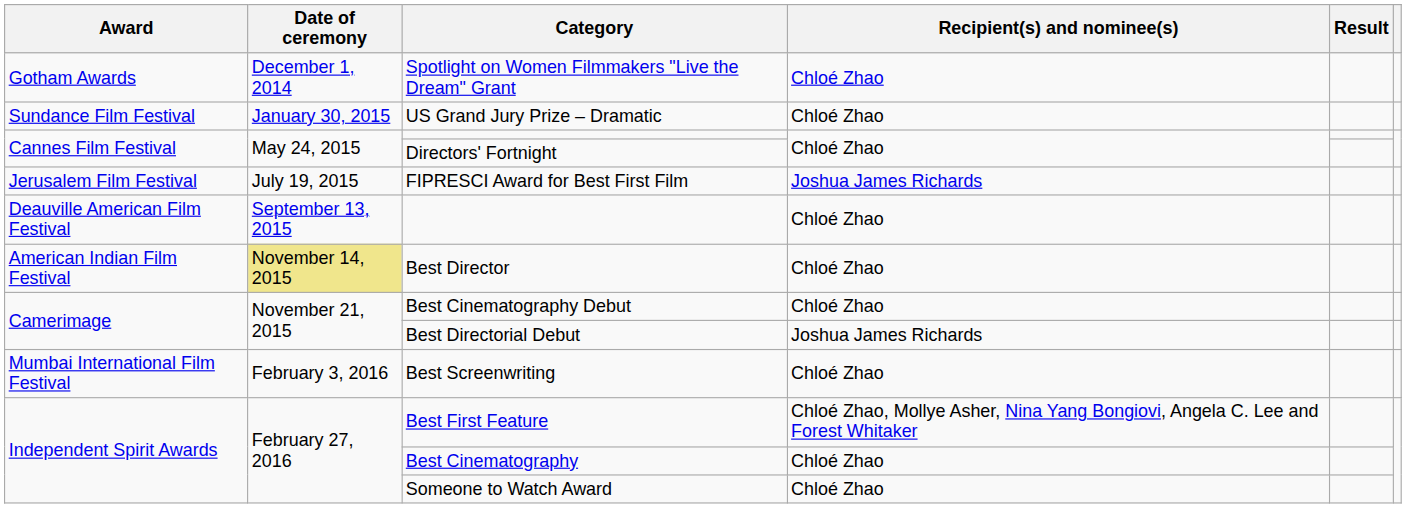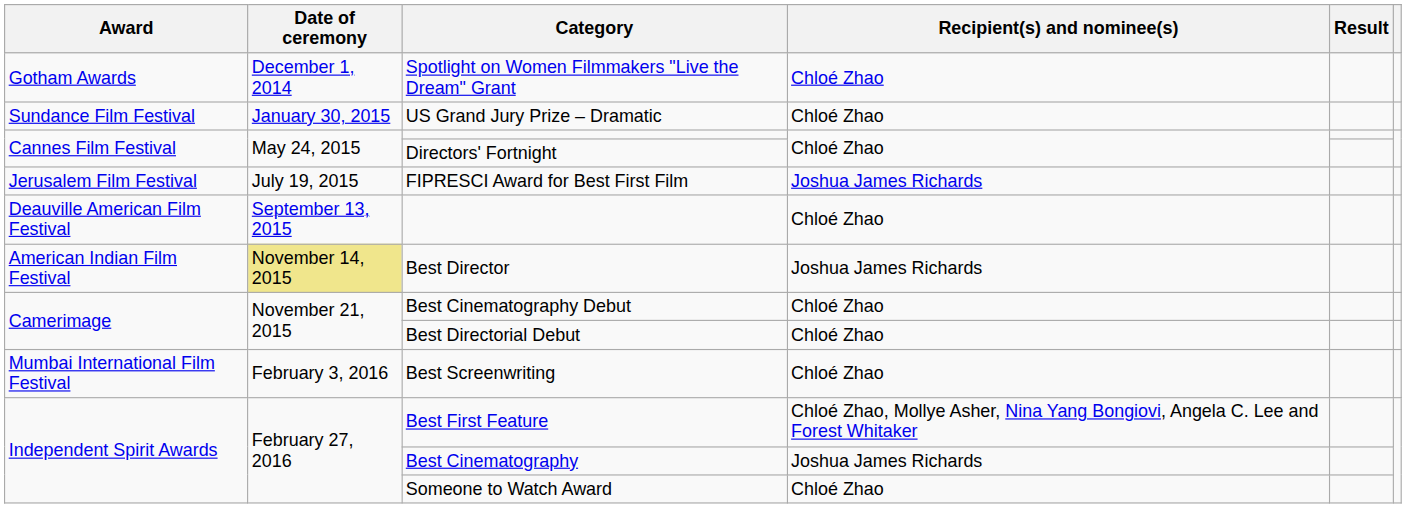(837, 268) Chloé Zhao -> (887, 268) Joshua James Richards
(887, 334) Joshua James Richards -> (837, 334) Chloé Zhao
(837, 460) Chloé Zhao -> (887, 460) Joshua James Richards
